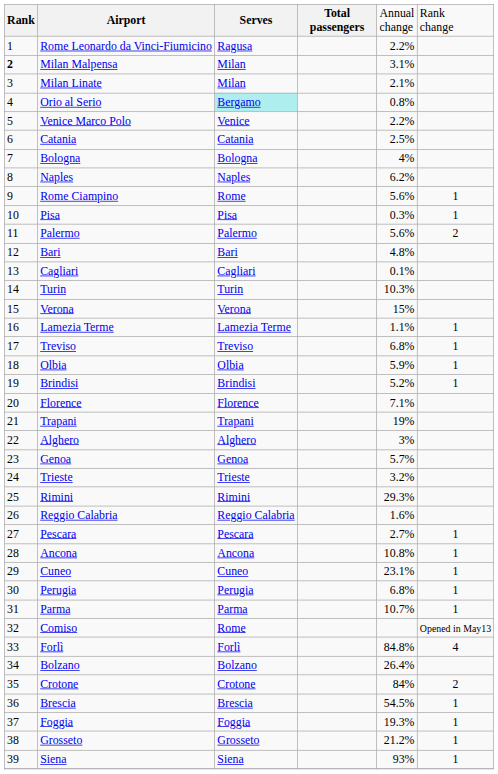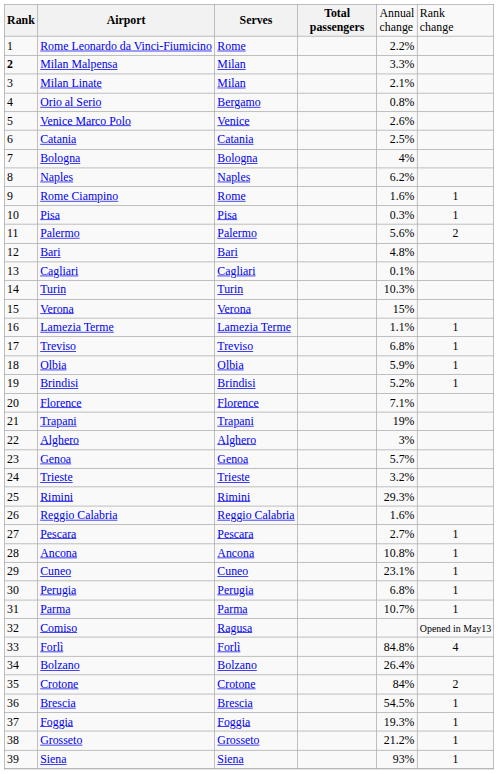(235, 45) Ragusa -> (232, 45) Rome
(402, 64) 3.1% -> (402, 64) 3.3%
(239, 102) paleturquoise background -> (239, 102) no background
(402, 121) 2.2% -> (402, 121) 2.6%
(402, 196) 5.6% -> (402, 196) 1.6%
(232, 628) Rome -> (235, 628) Ragusa
